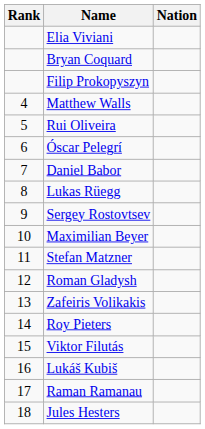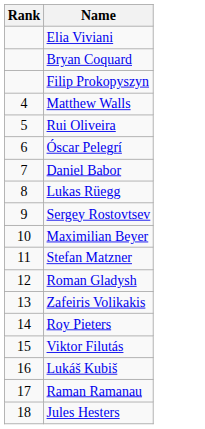- column: (177, 15)
